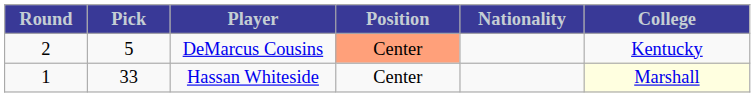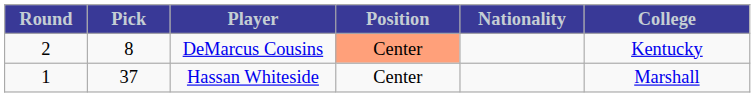(129, 48) 5 -> (129, 48) 8
(129, 77) 33 -> (129, 77) 37
(667, 77) lightyellow background -> (667, 77) no background
